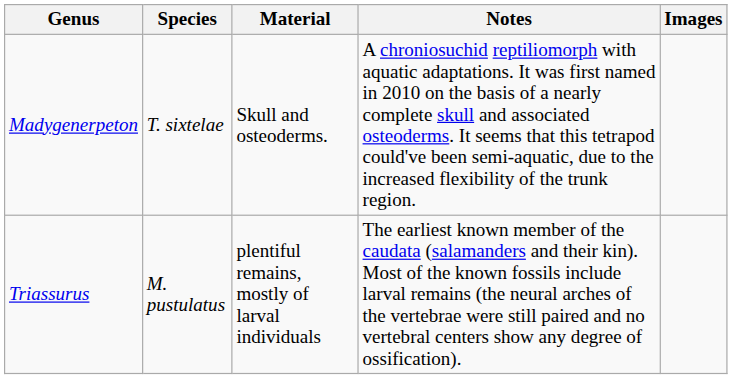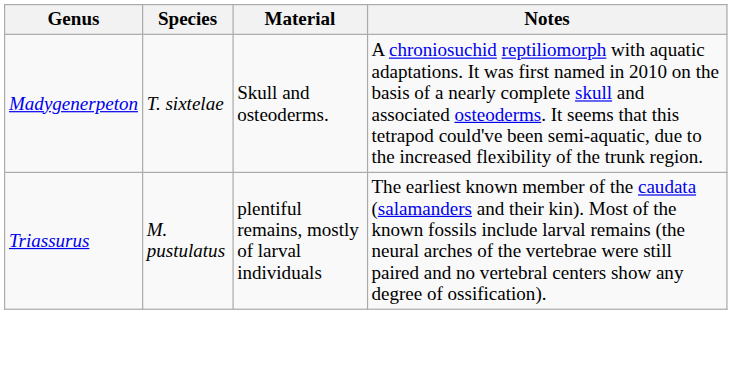- column: (693, 19)
